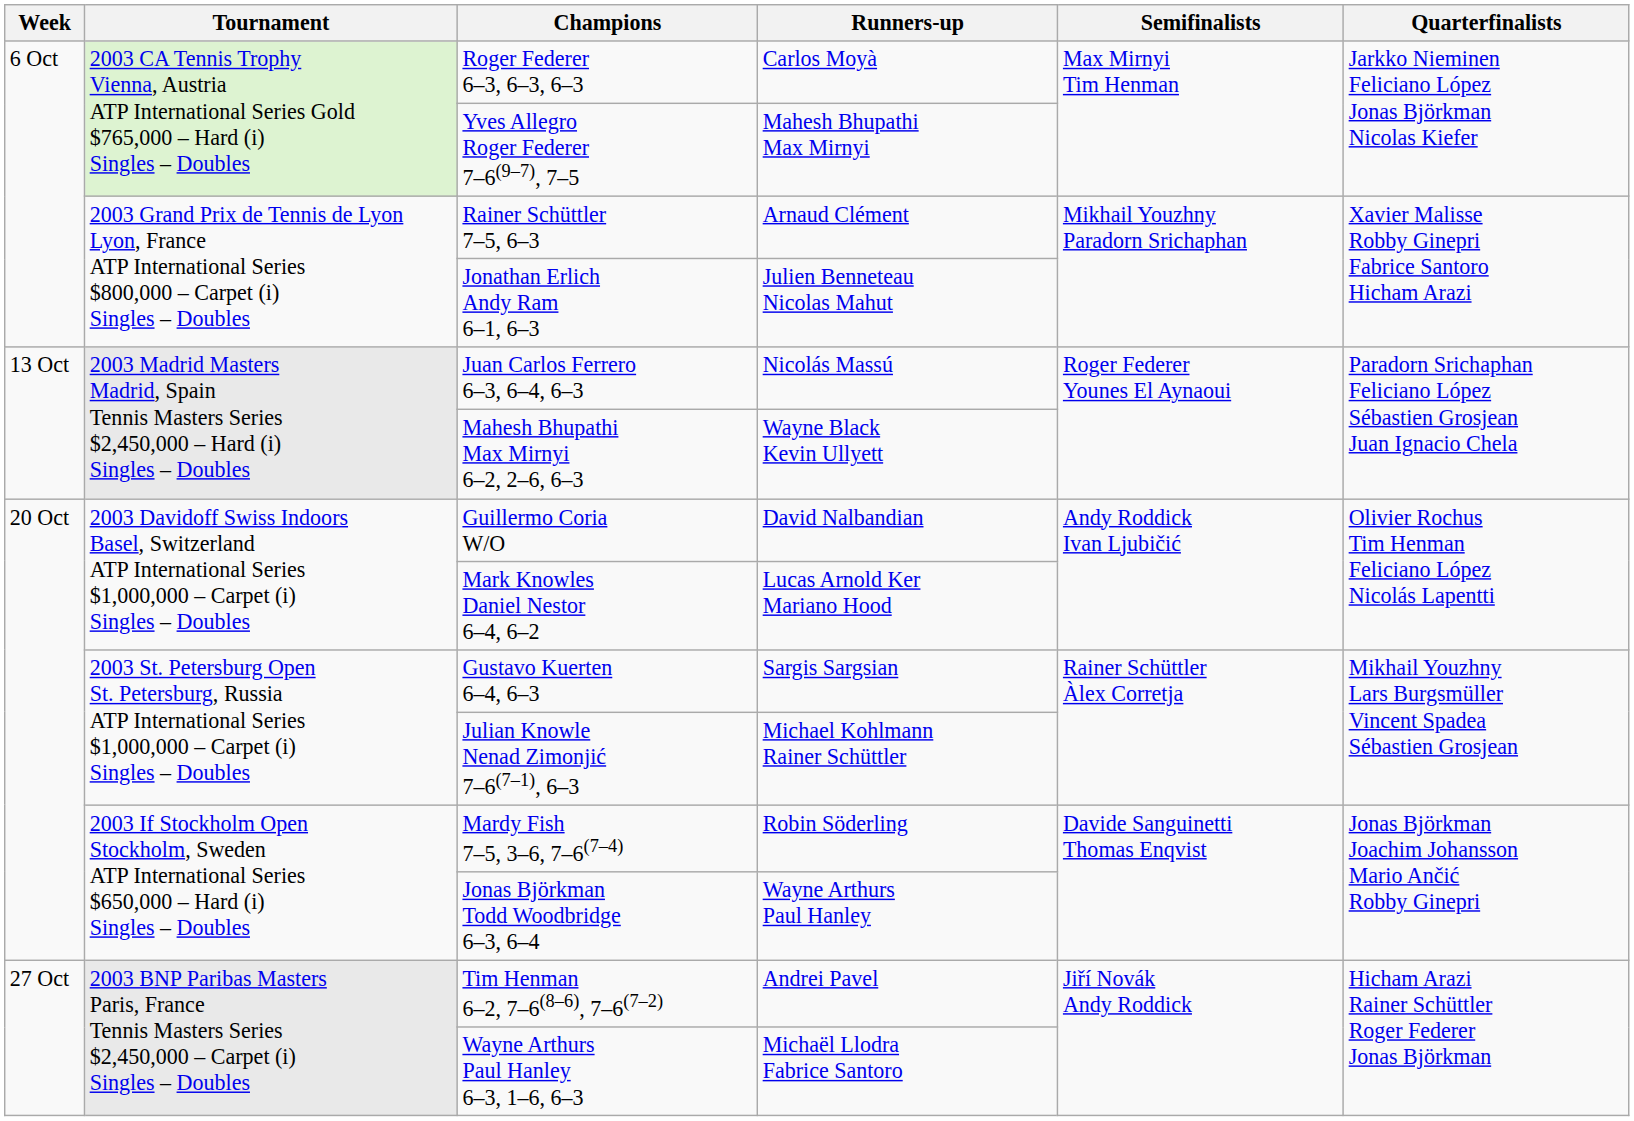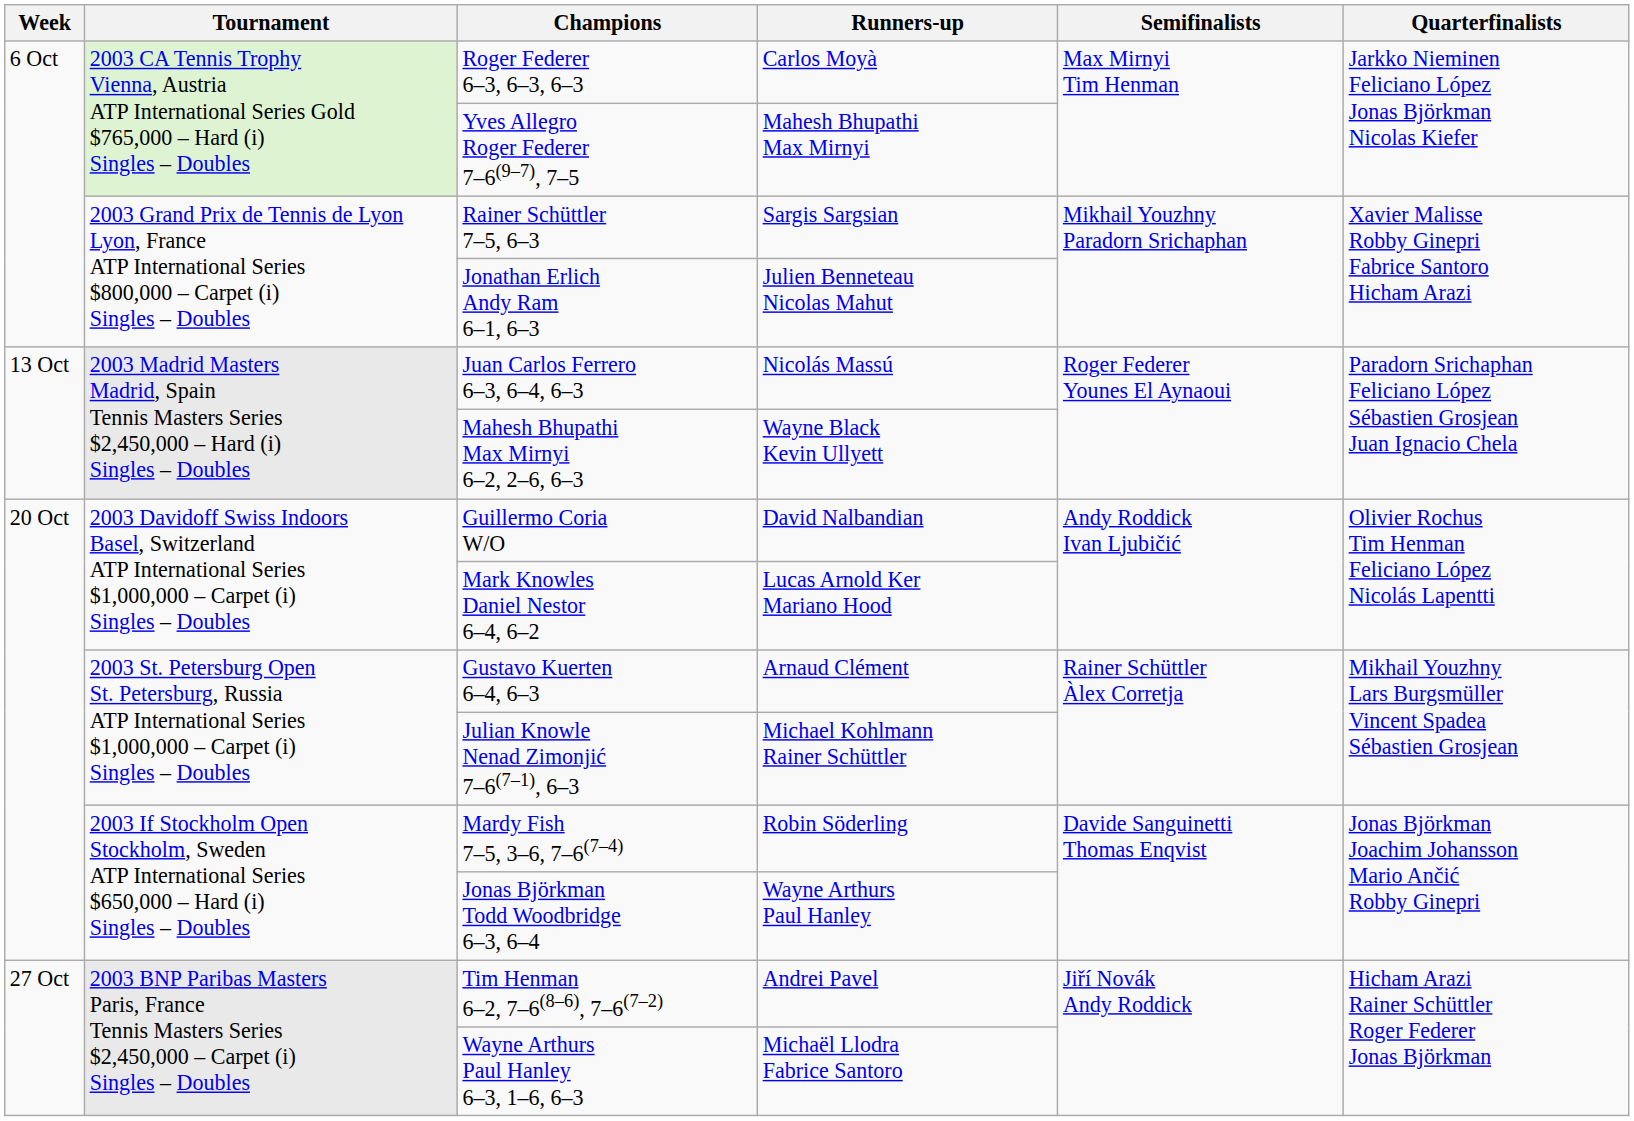(836, 214) Arnaud Clément -> (830, 214) Sargis Sargsian
(830, 667) Sargis Sargsian -> (836, 667) Arnaud Clément
